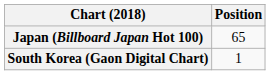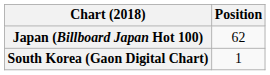(238, 37) 65 -> (238, 37) 62
